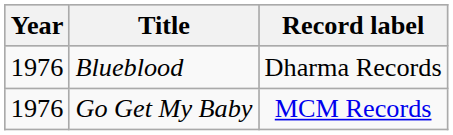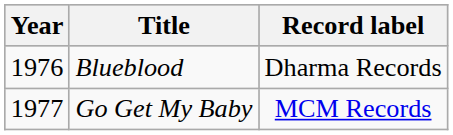(37, 108) 1976 -> (37, 108) 1977
